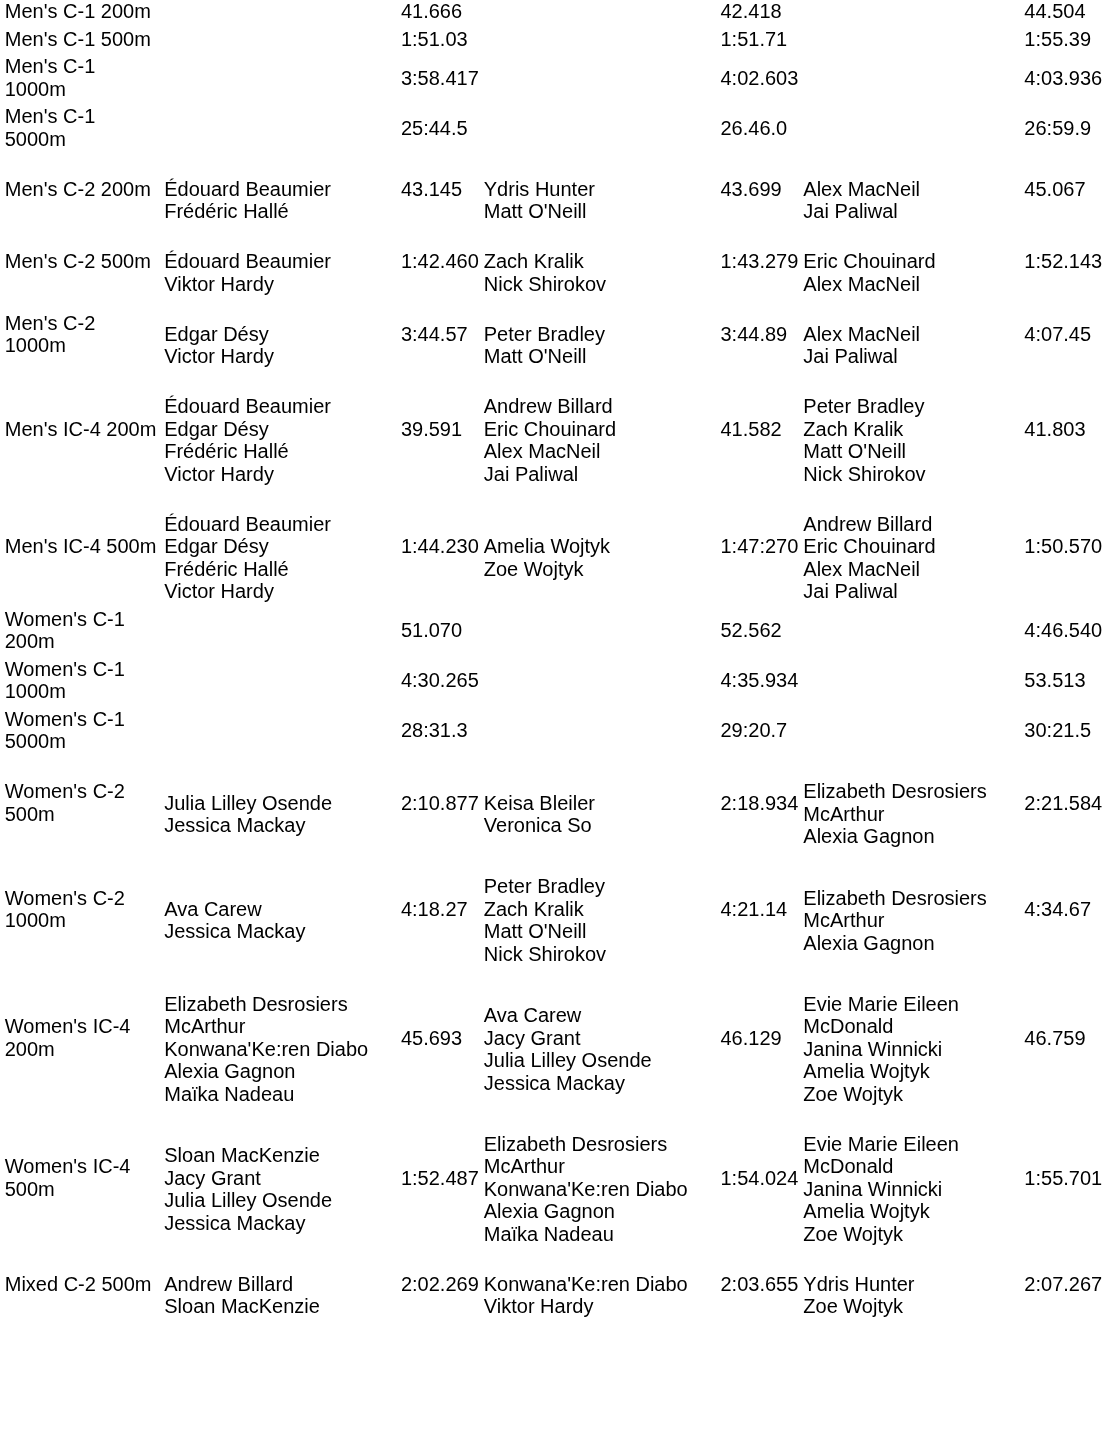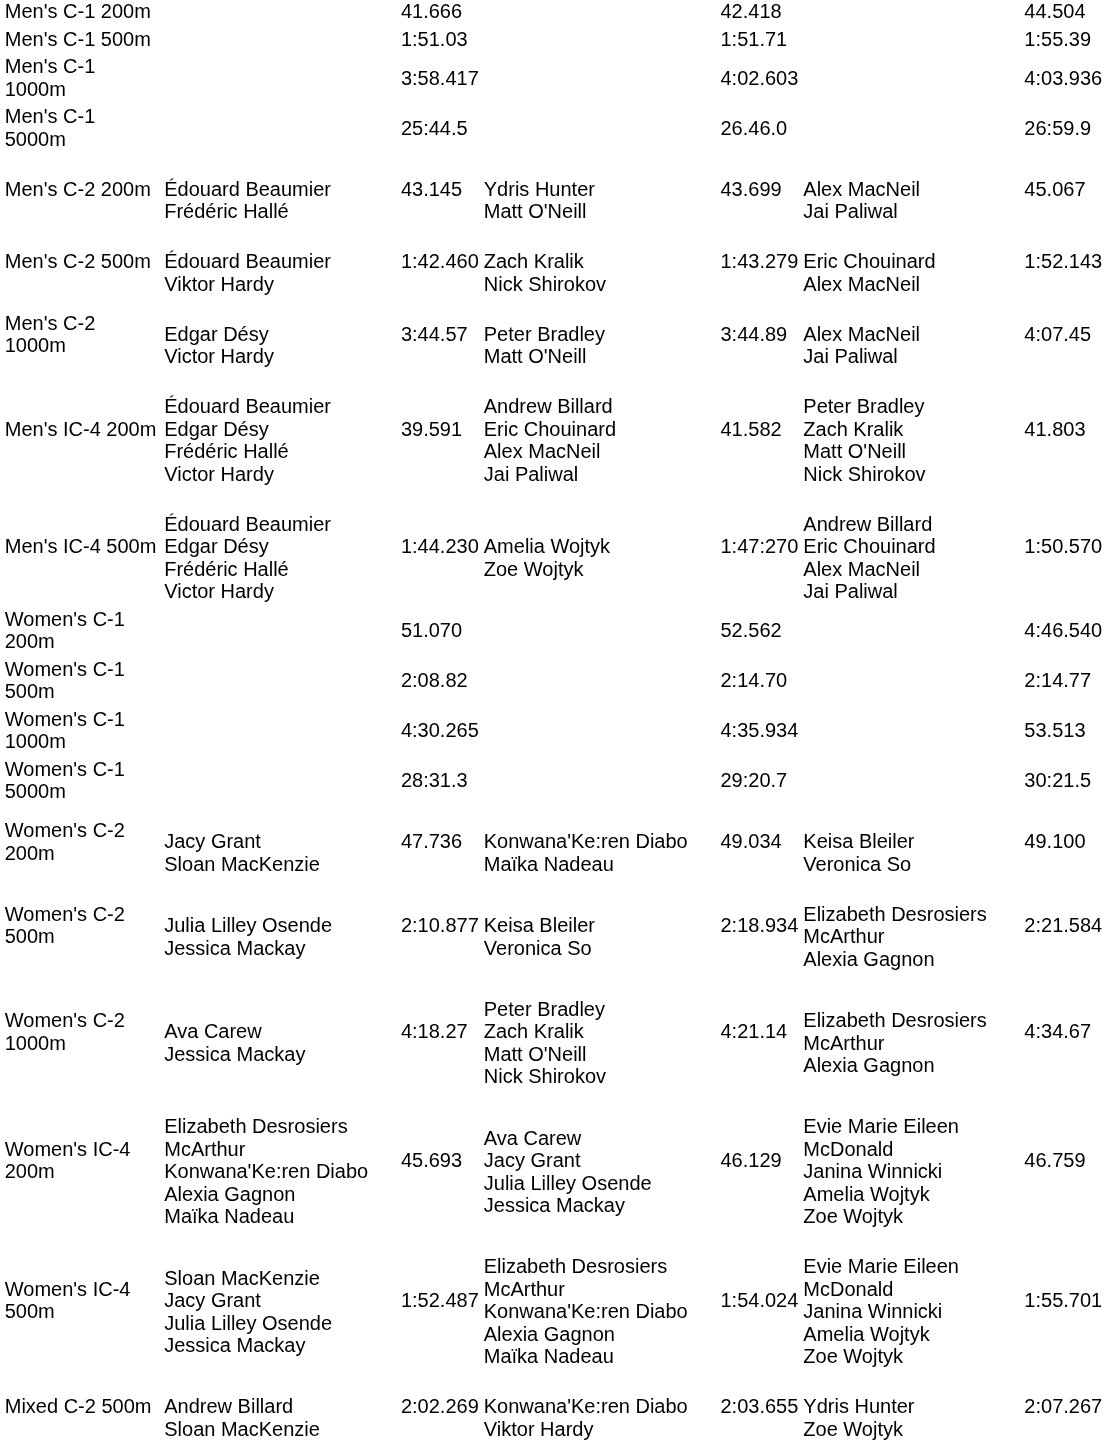+ row: (65, 680)
+ row: (65, 841)
